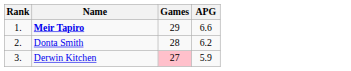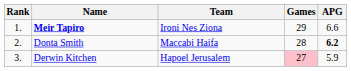+ column: (221, 12)
(206, 43) normal -> (332, 43) bold
